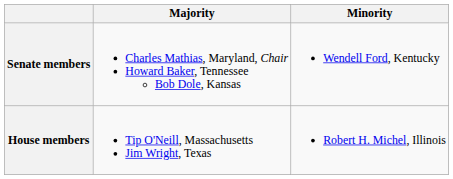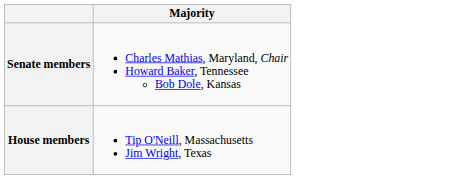- column: (370, 13)
